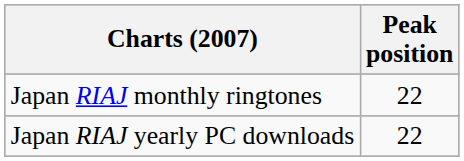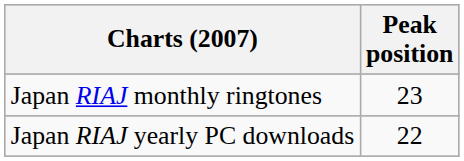(410, 94) 22 -> (410, 94) 23
